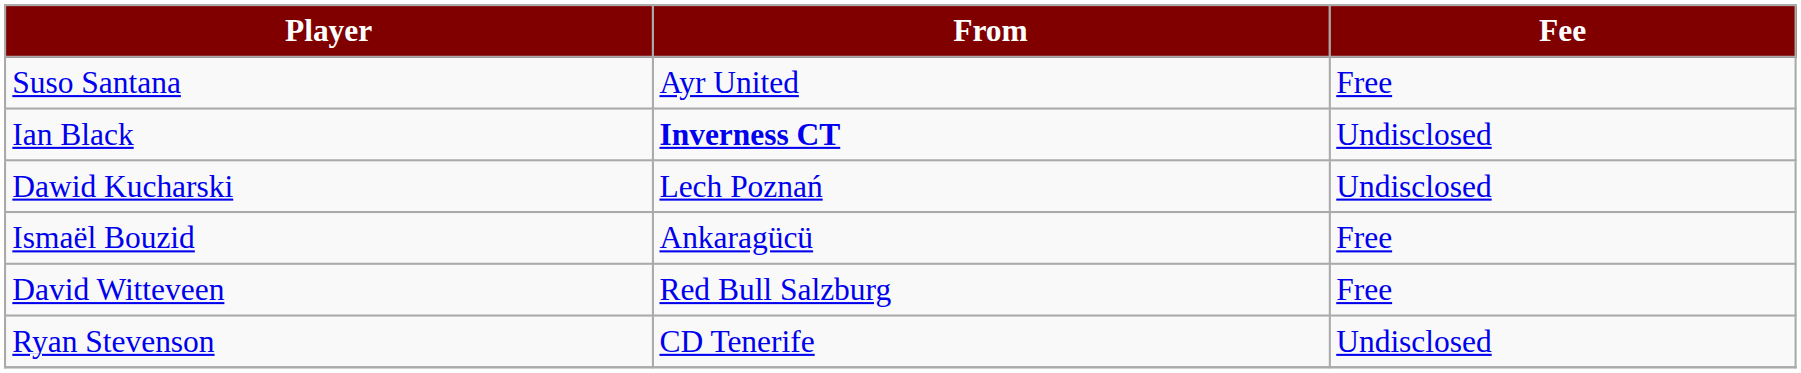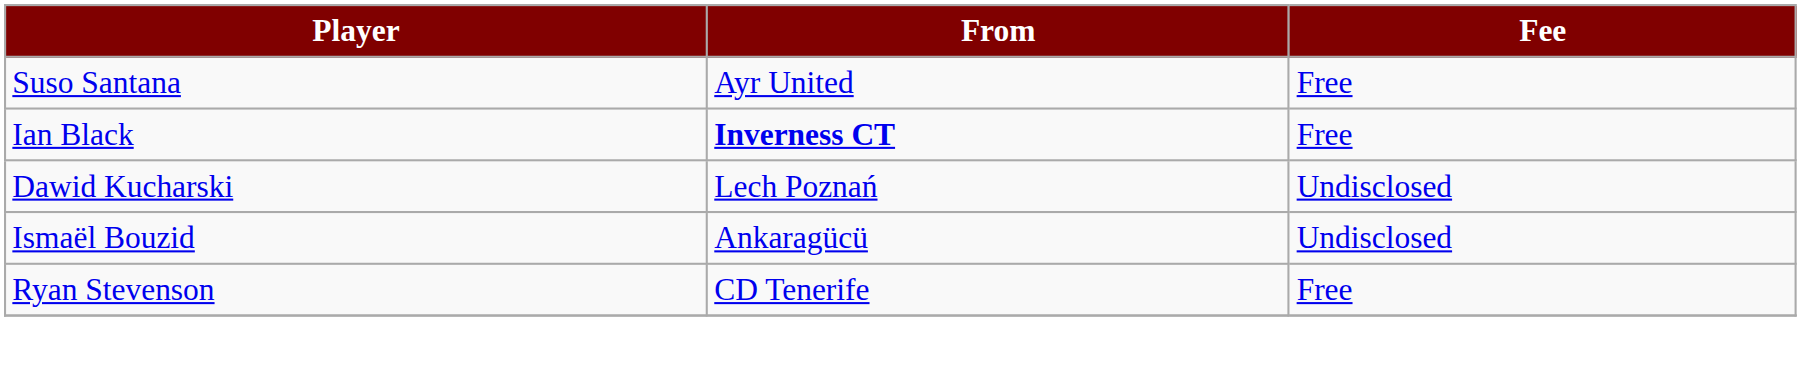(1414, 134) Undisclosed -> (1325, 134) Free
(1364, 238) Free -> (1374, 238) Undisclosed
- row: (118, 290)
(1414, 341) Undisclosed -> (1325, 290) Free
